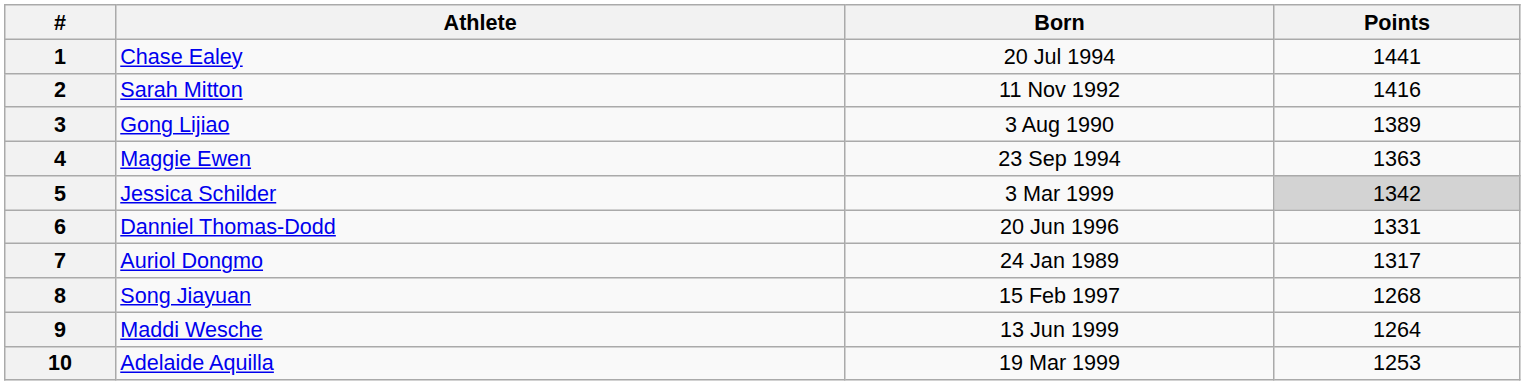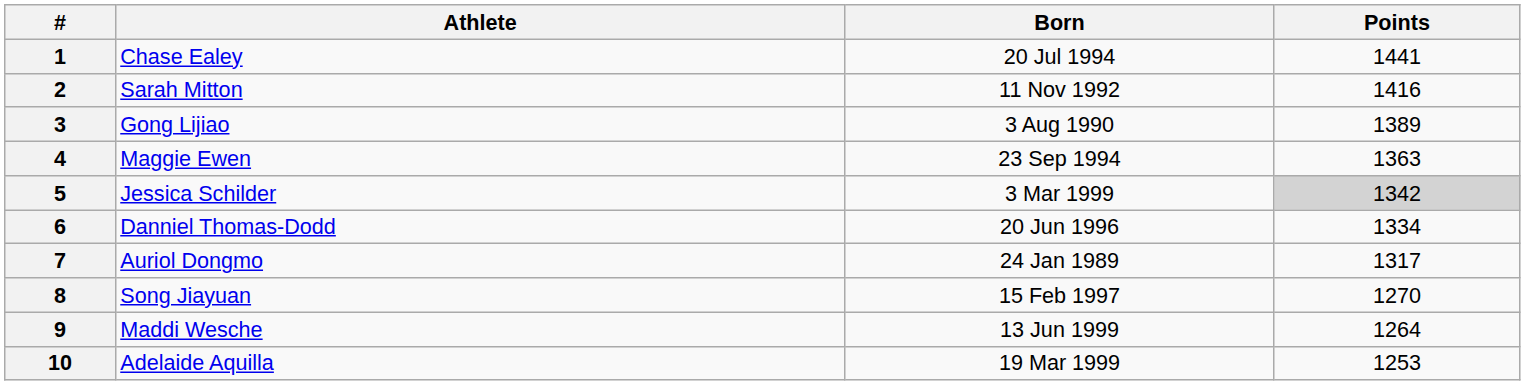(1397, 227) 1331 -> (1397, 227) 1334
(1397, 295) 1268 -> (1397, 295) 1270
